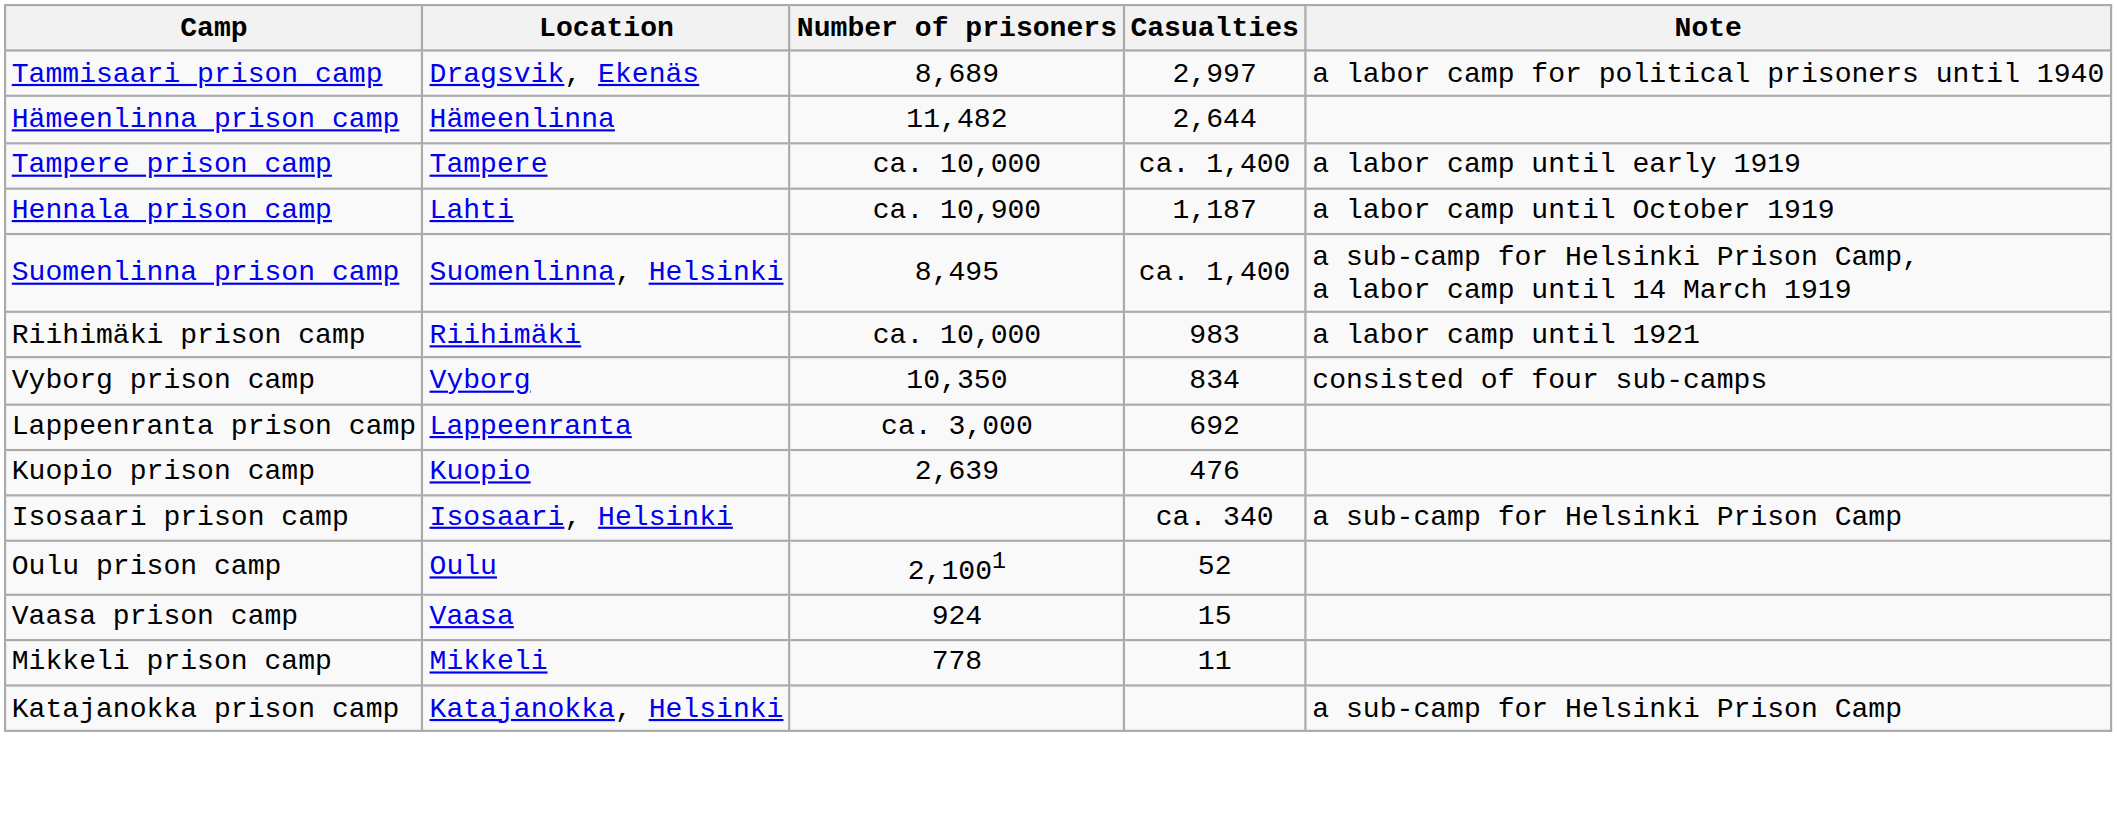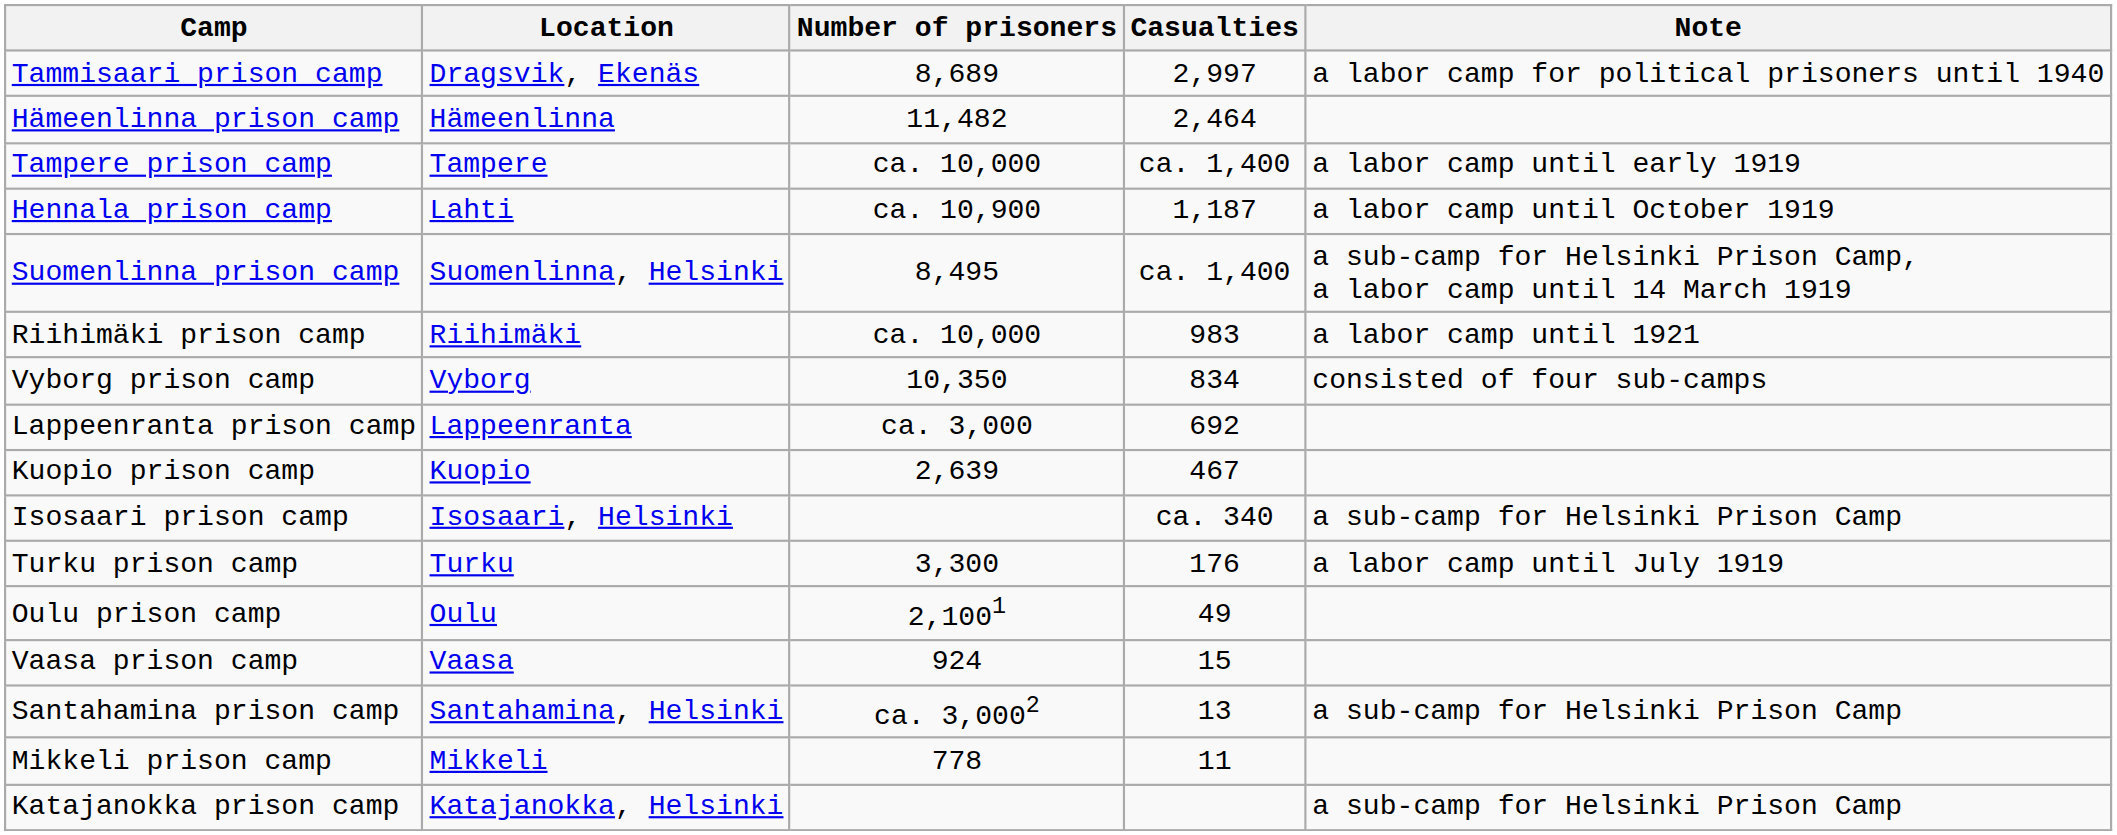(1215, 119) 2,644 -> (1215, 119) 2,464
(1215, 472) 476 -> (1215, 472) 467
+ row: (155, 564)
(1215, 567) 52 -> (1215, 613) 49
+ row: (206, 712)
